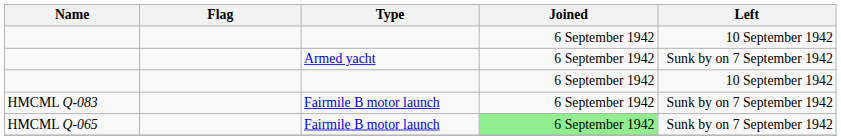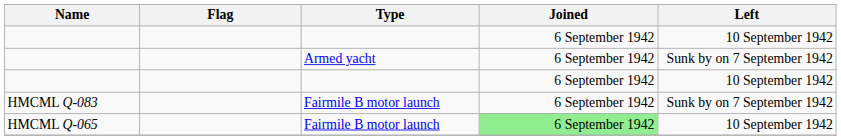(750, 124) Sunk by on 7 September 1942 -> (779, 124) 10 September 1942
